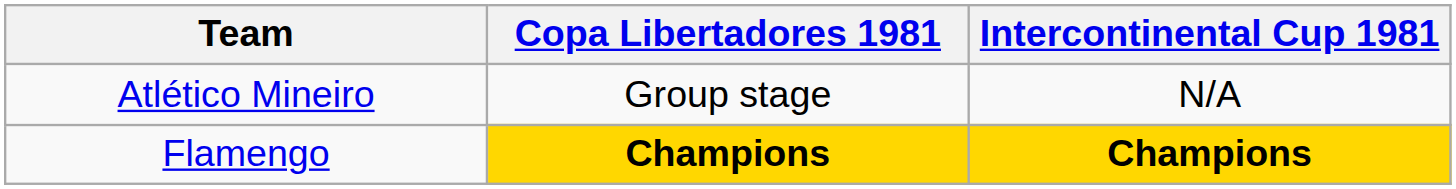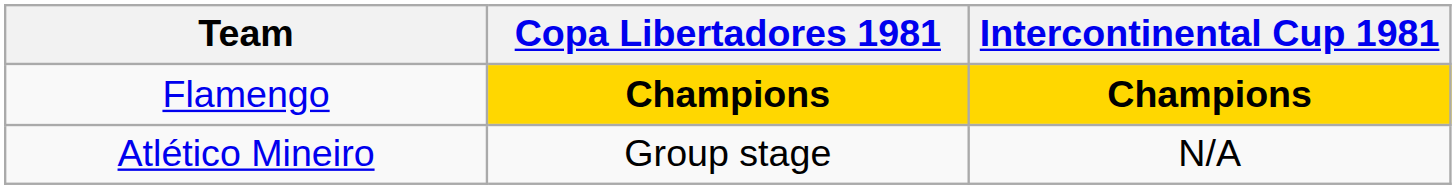rows swapped: (246, 93) <-> (246, 153)
